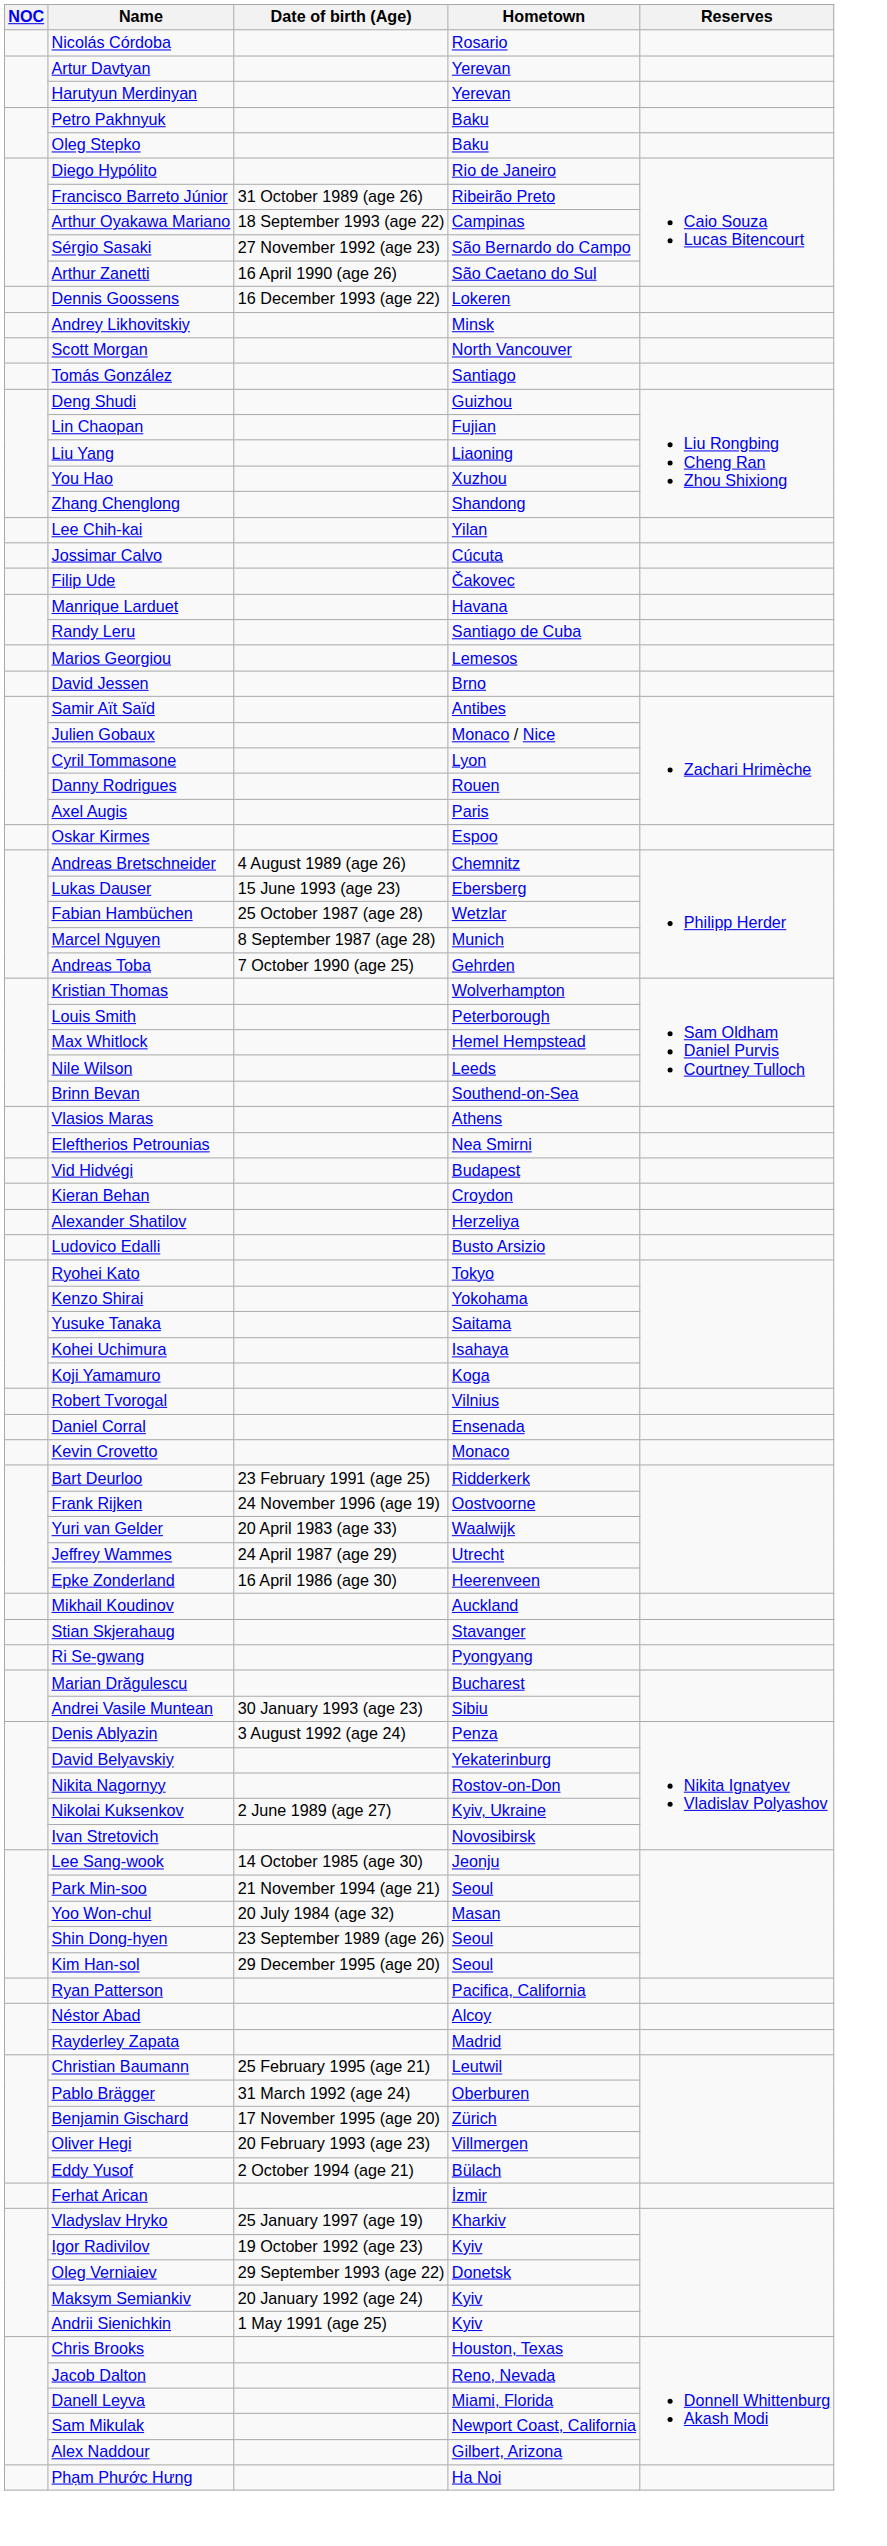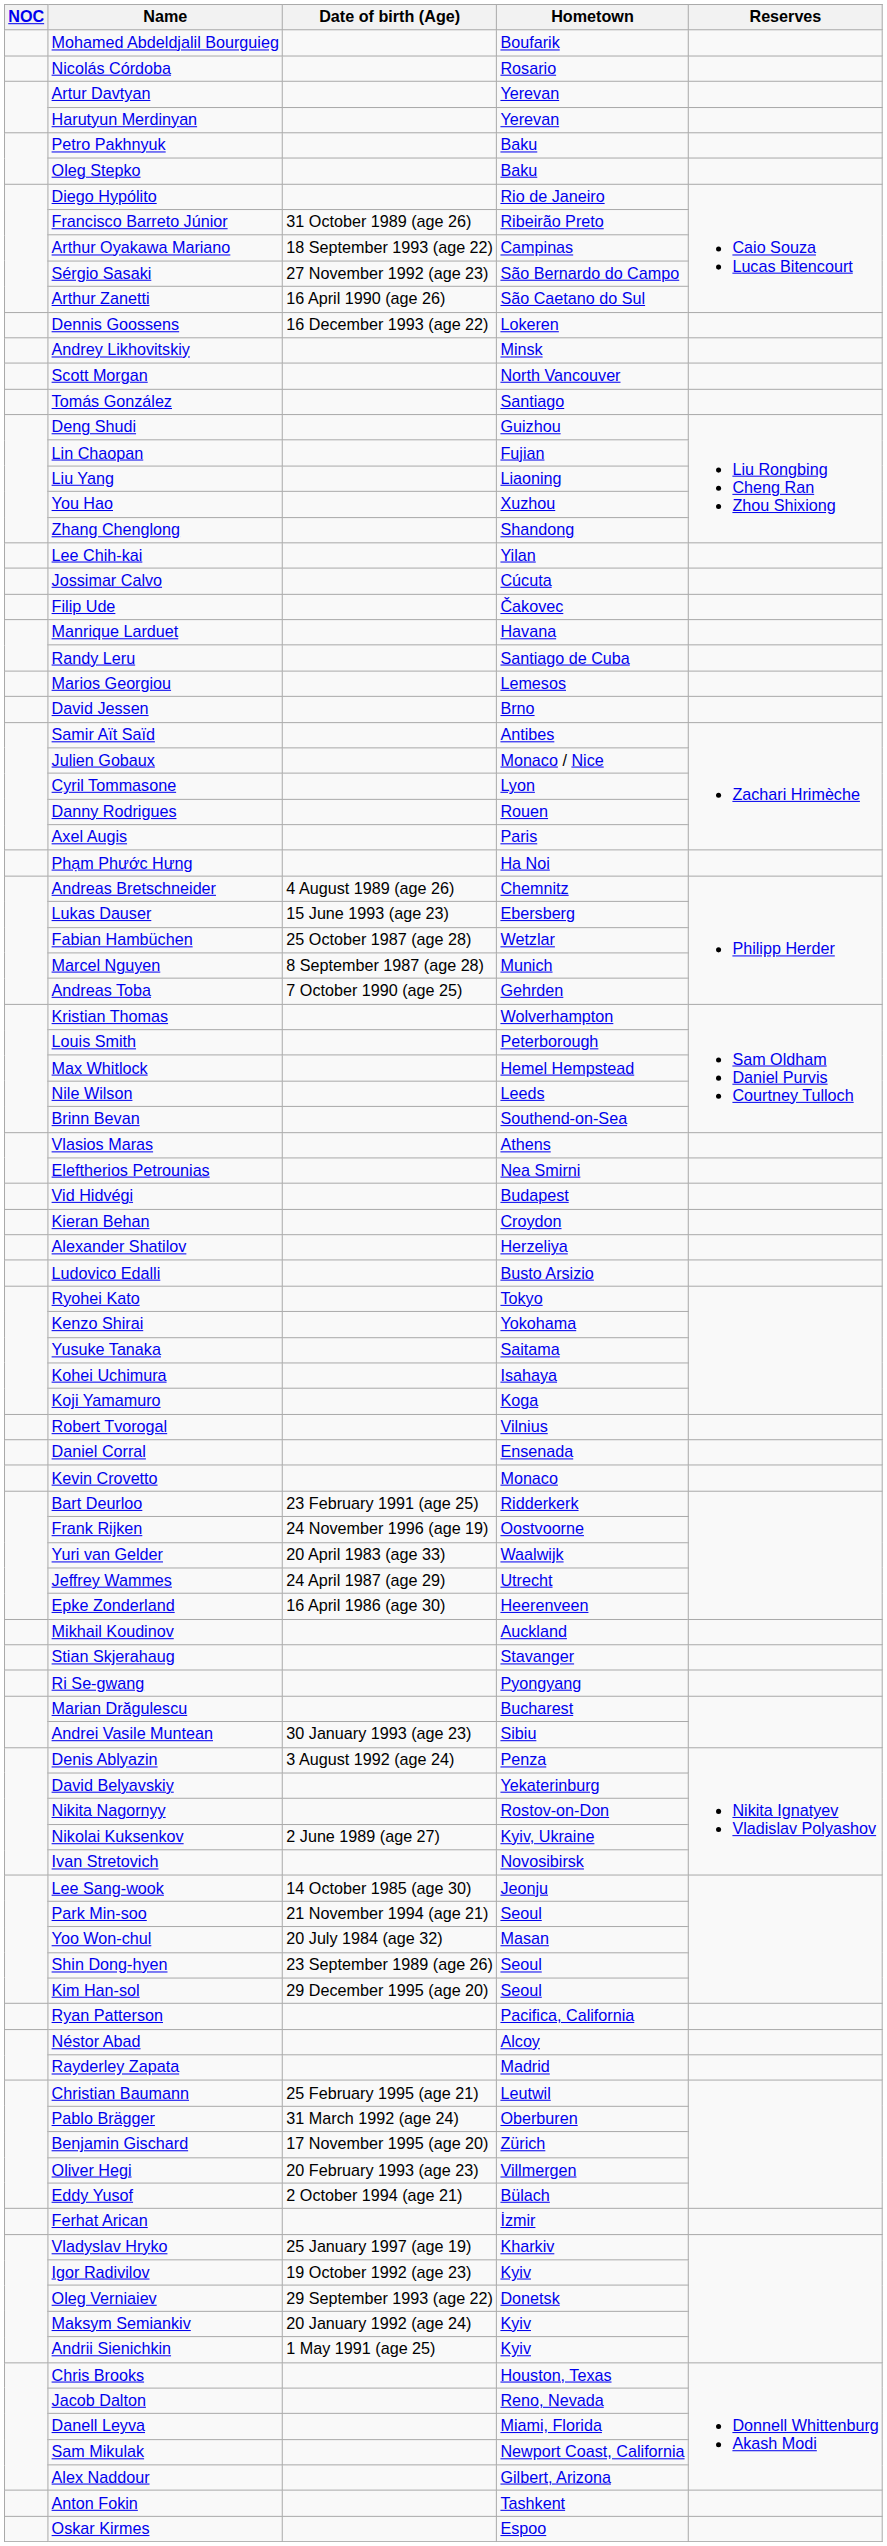+ row: (165, 42)
rows swapped: (101, 837) <-> (122, 2477)
+ row: (95, 2503)
